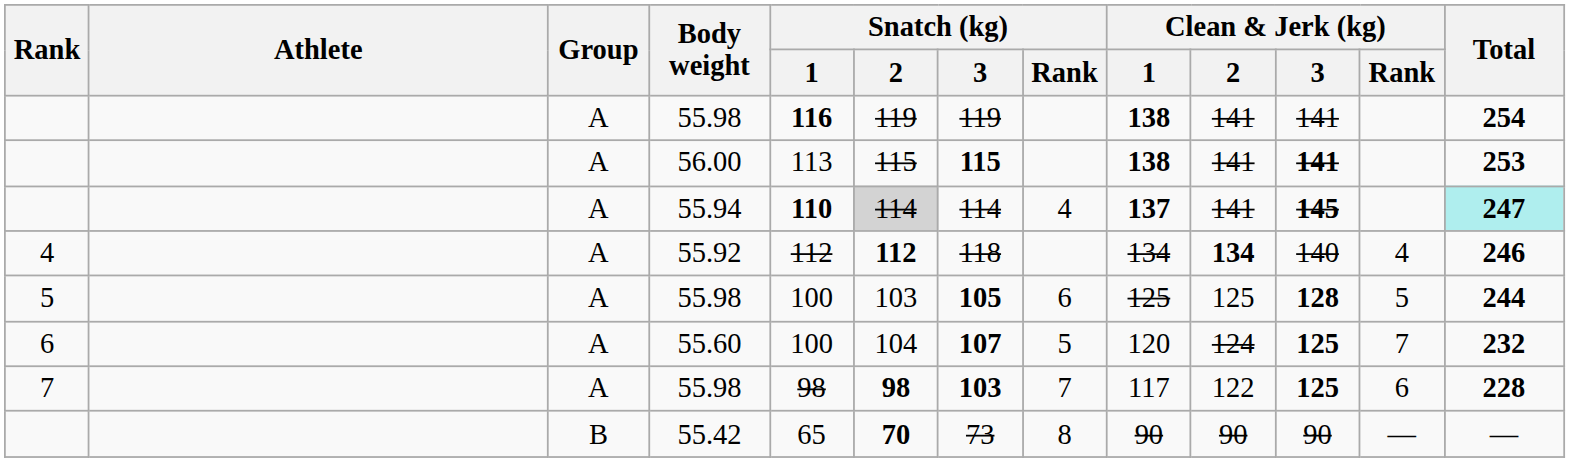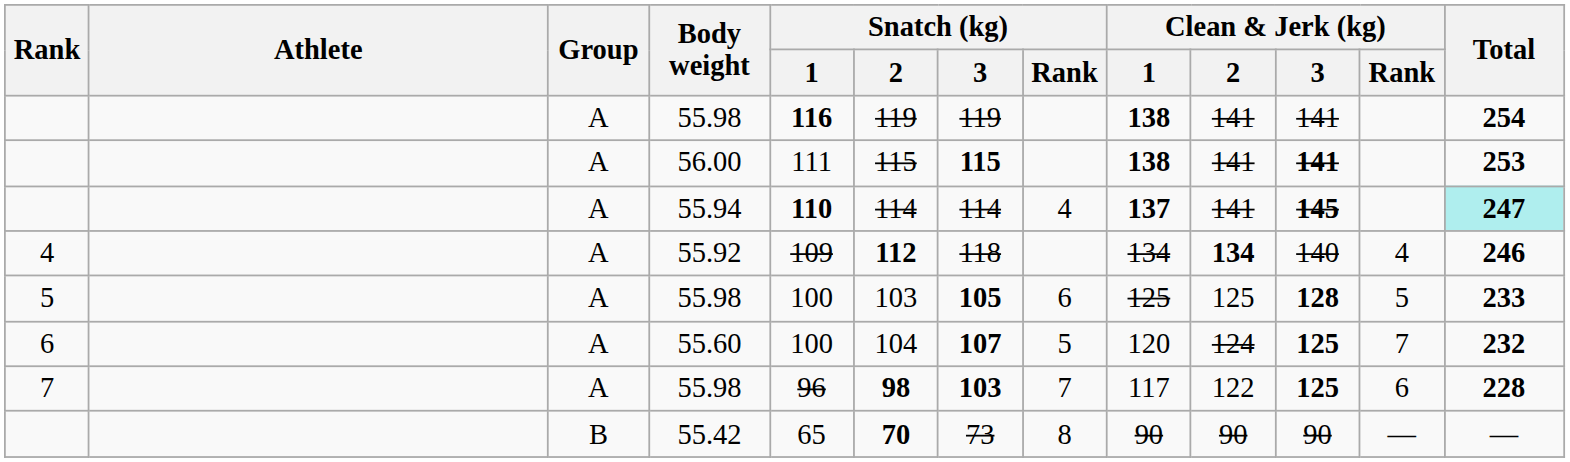(812, 162) 113 -> (812, 162) 111
(896, 207) lightgrey background -> (896, 207) no background
(812, 252) 112 -> (812, 252) 109
(1504, 298) 244 -> (1504, 298) 233
(812, 388) 98 -> (812, 388) 96
